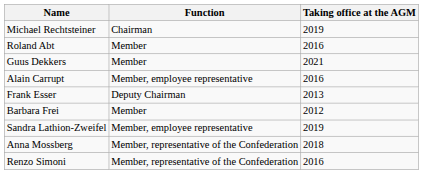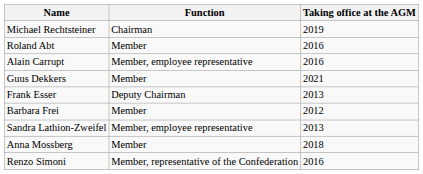rows swapped: (35, 78) <-> (36, 62)
(313, 128) 2019 -> (313, 128) 2013
(205, 144) Member, representative of the Confederation -> (129, 144) Member
